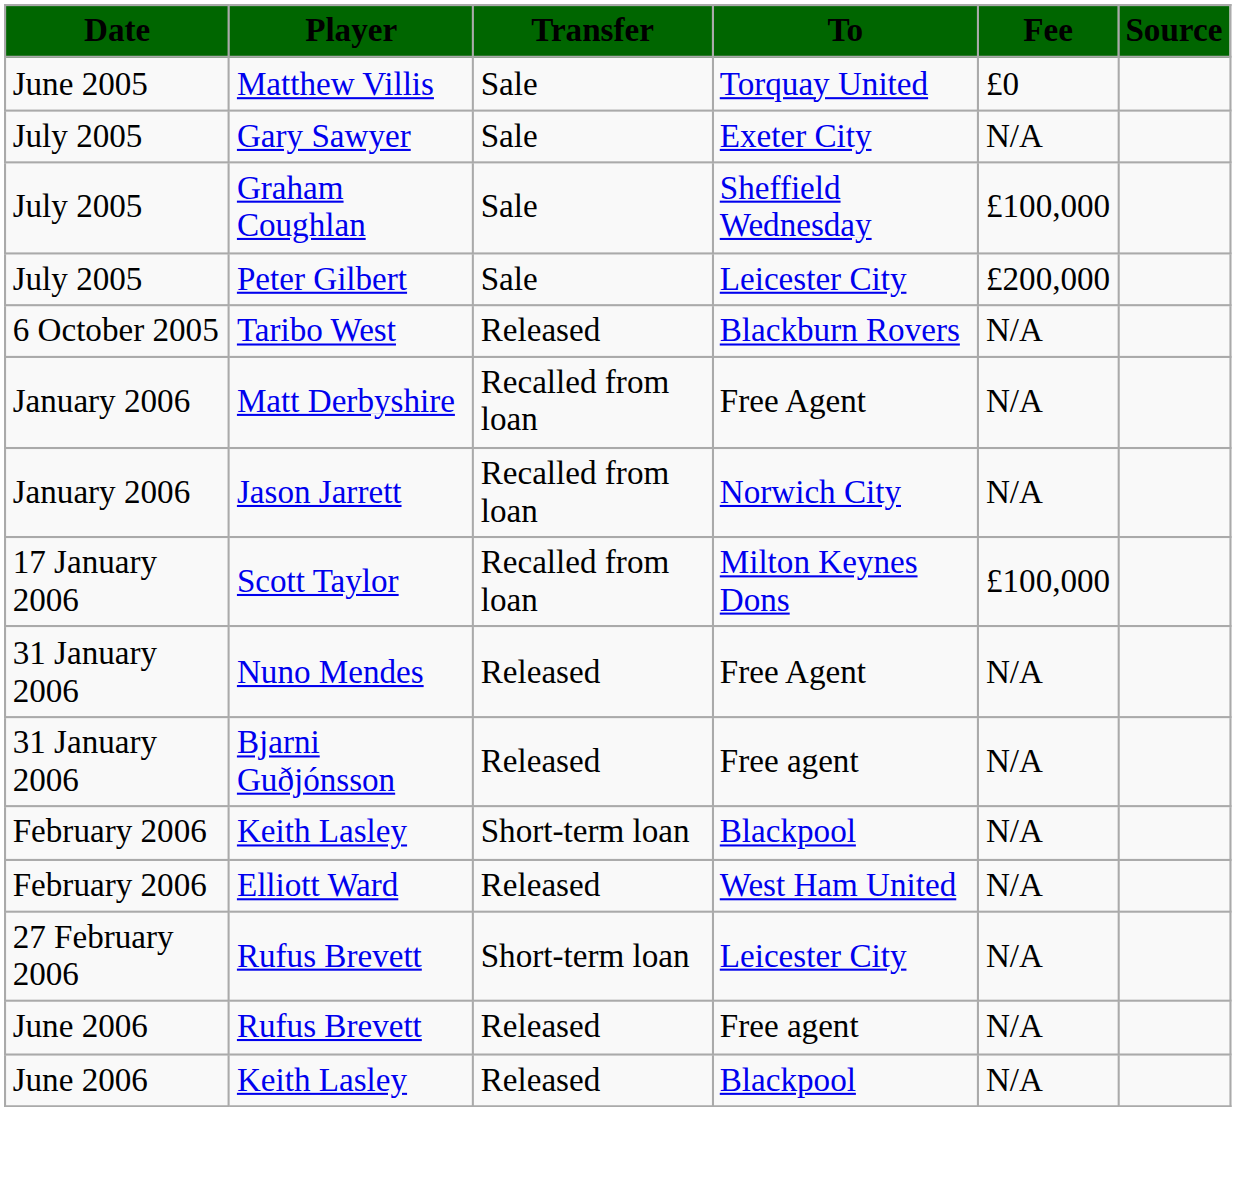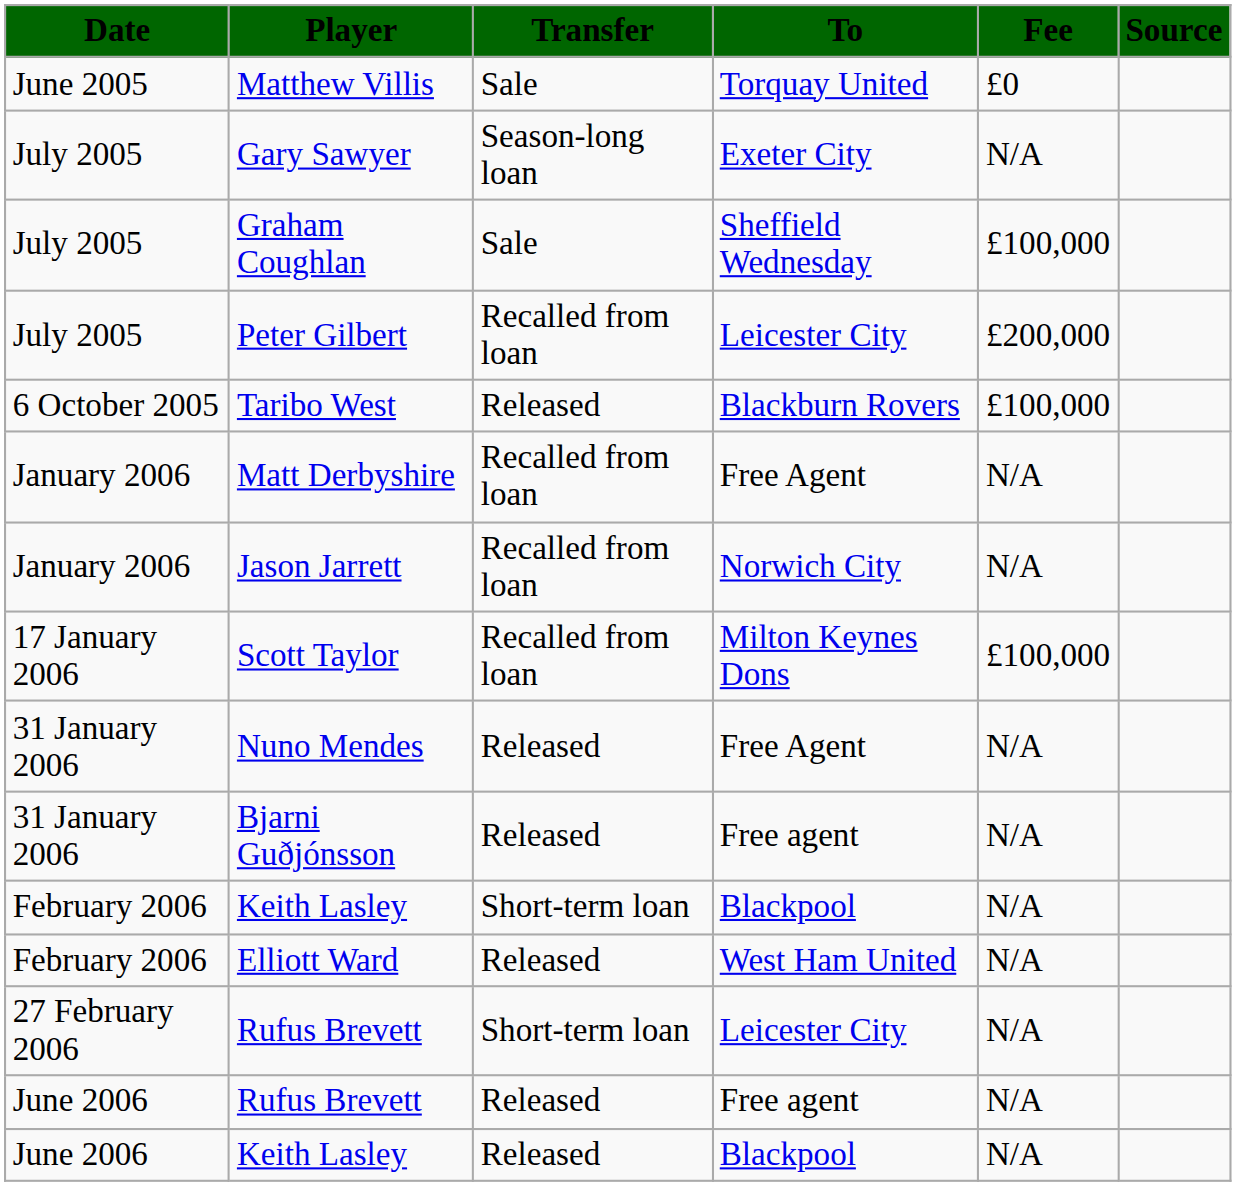(509, 135) Sale -> (563, 154) Season-long loan
(509, 278) Sale -> (575, 334) Recalled from loan
(1014, 330) N/A -> (1048, 405) £100,000
